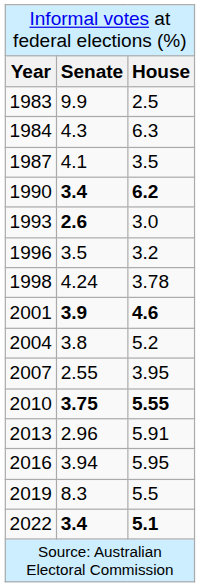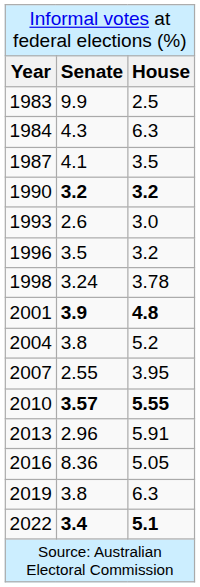(74, 192) 3.4 -> (74, 192) 3.2
(145, 192) 6.2 -> (145, 192) 3.2
(74, 222) bold -> (74, 222) normal
(79, 282) 4.24 -> (79, 282) 3.24
(145, 312) 4.6 -> (145, 312) 4.8
(79, 403) 3.75 -> (79, 403) 3.57
(79, 463) 3.94 -> (79, 463) 8.36
(150, 463) 5.95 -> (150, 463) 5.05
(74, 494) 8.3 -> (74, 494) 3.8
(145, 494) 5.5 -> (145, 494) 6.3
